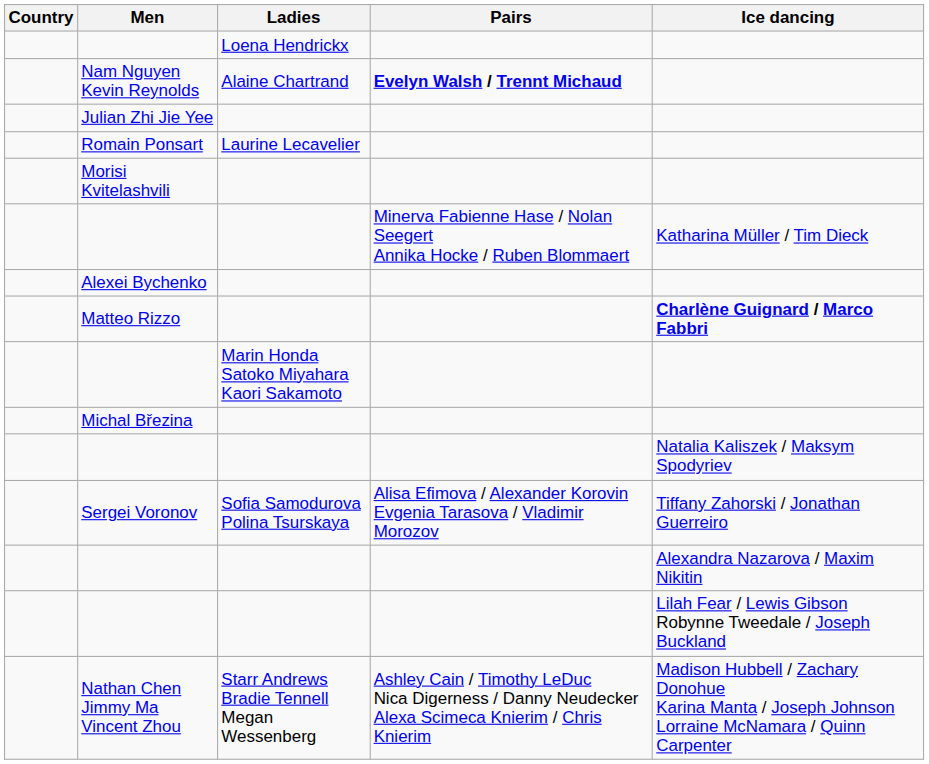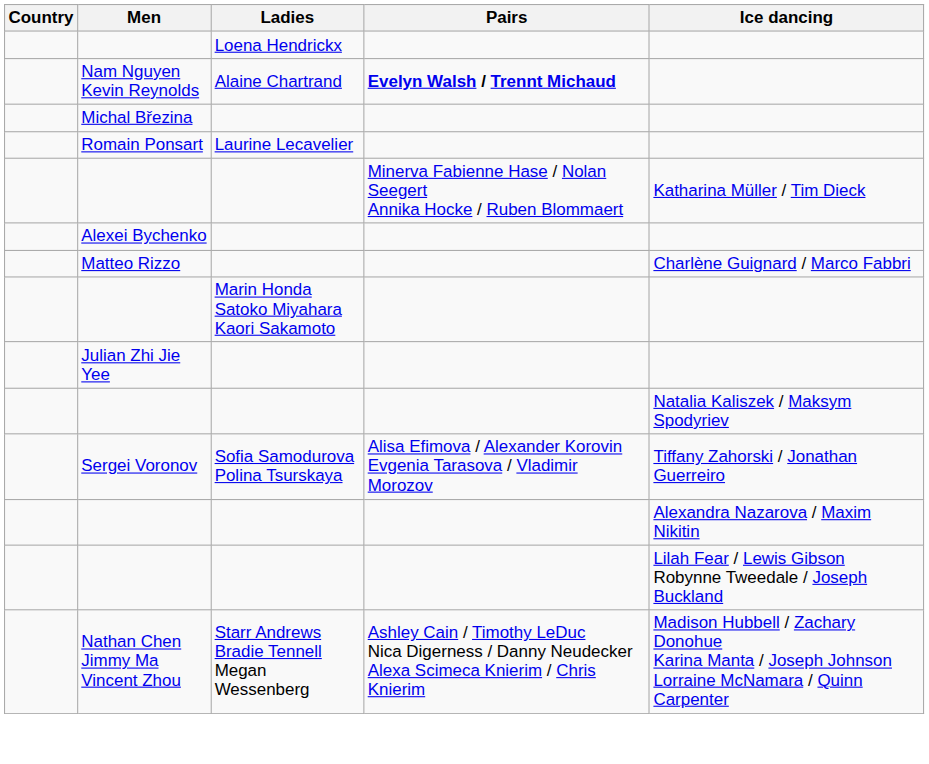rows swapped: (137, 420) <-> (147, 117)
- row: (126, 181)
(765, 318) bold -> (782, 263) normal
